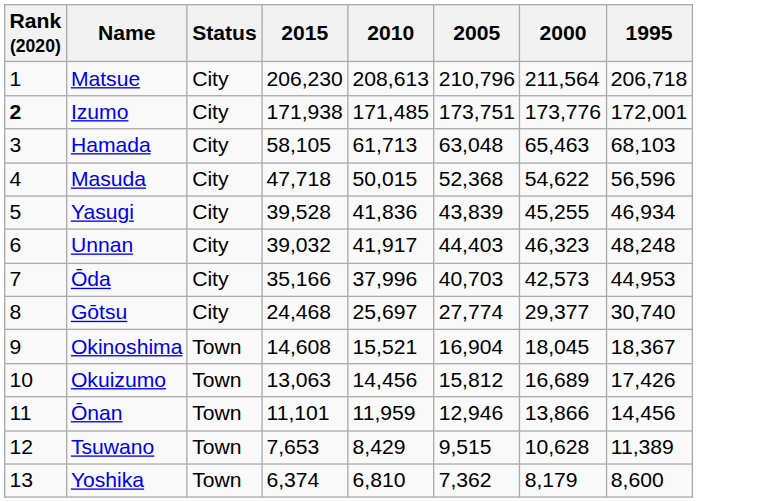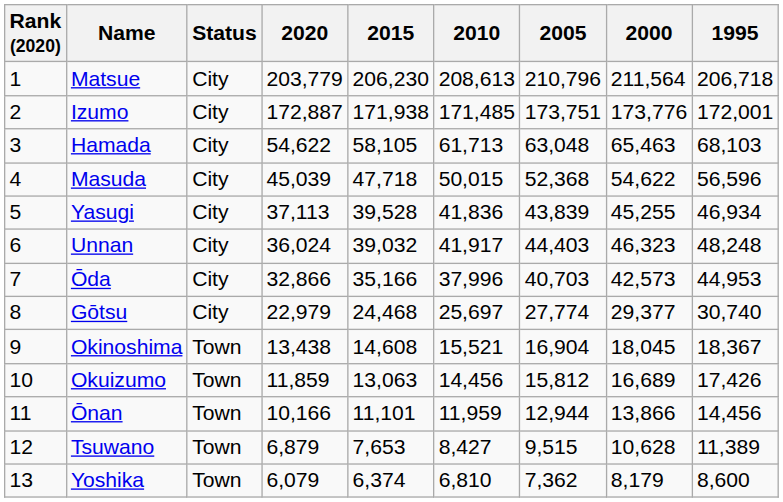+ column: (305, 33)
(15, 111) bold -> (15, 111) normal
(471, 413) 12,946 -> (557, 413) 12,944
(379, 446) 8,429 -> (465, 446) 8,427
